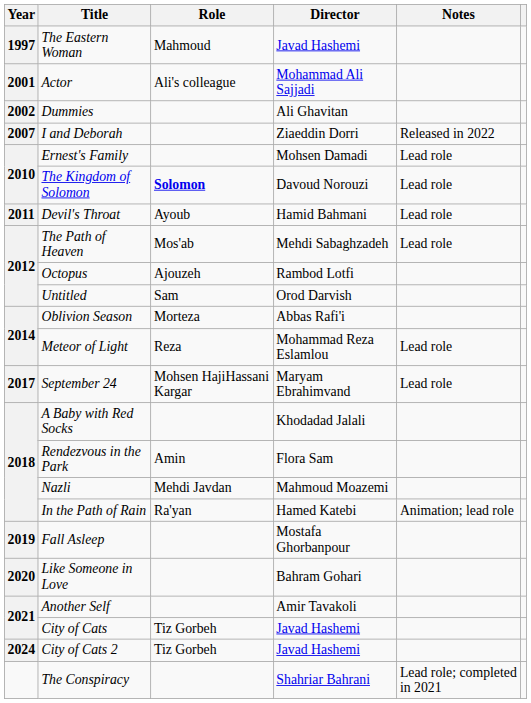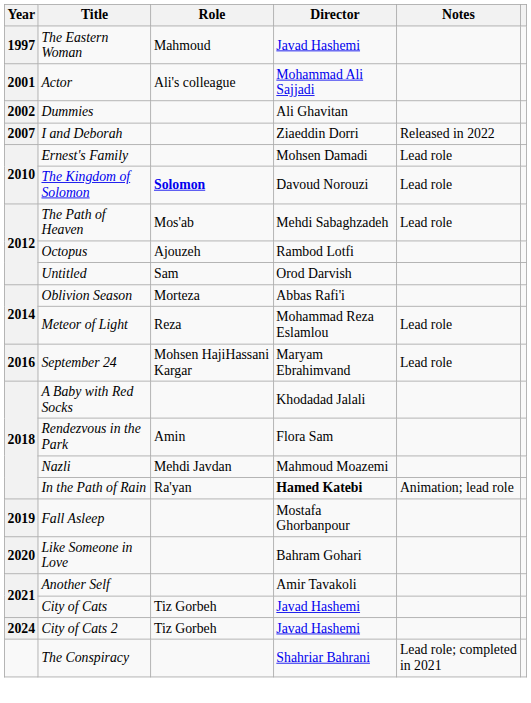- row: (81, 214)
(21, 384) 2017 -> (21, 362) 2016
(316, 510) normal -> (319, 488) bold
